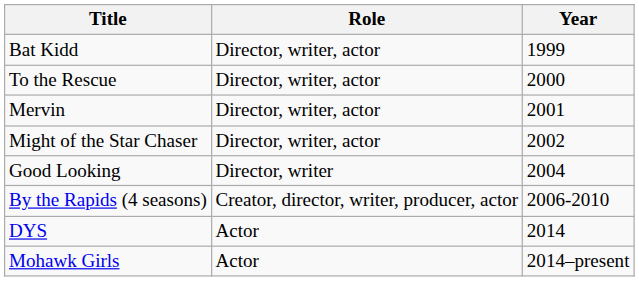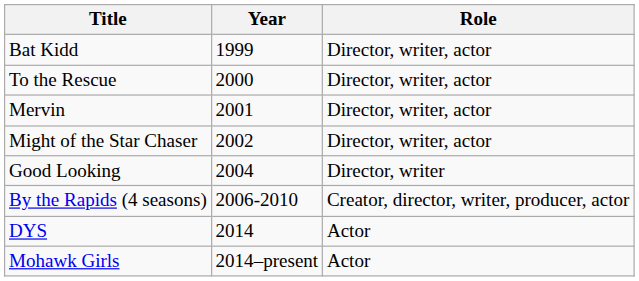columns swapped: (578, 19) <-> (367, 19)
